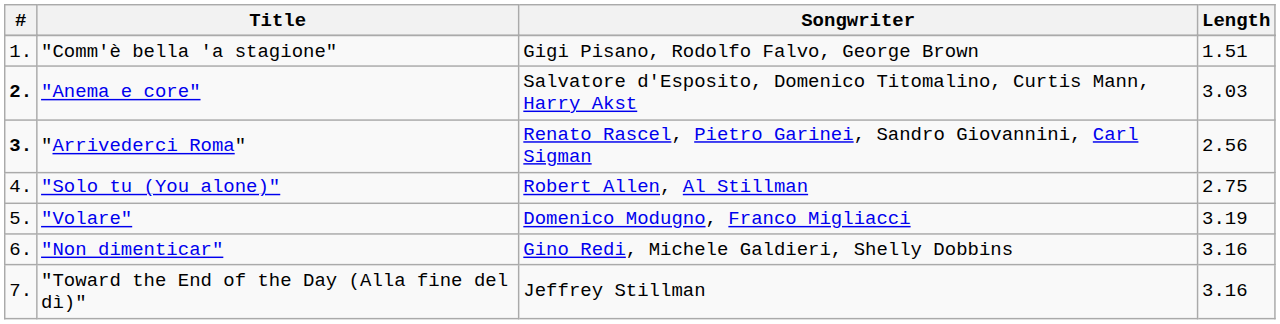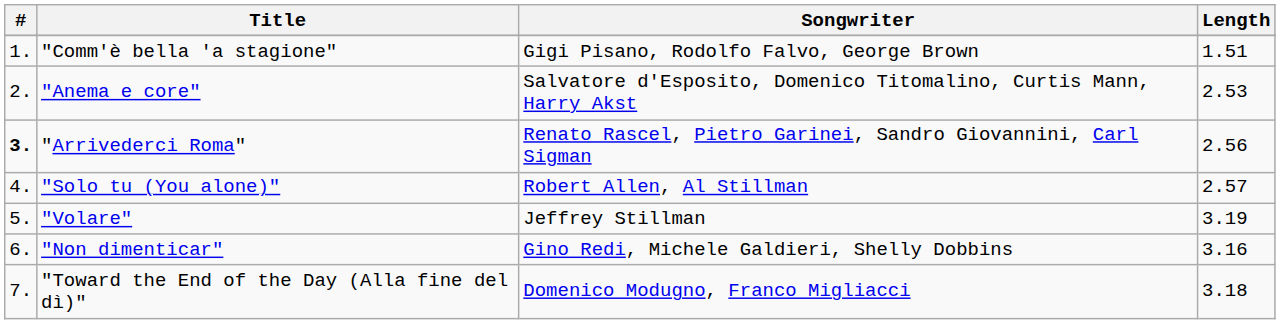(21, 93) bold -> (21, 93) normal
(1225, 93) 3.03 -> (1225, 93) 2.53
(1225, 188) 2.75 -> (1225, 188) 2.57
(717, 219) Domenico Modugno, Franco Migliacci -> (614, 219) Jeffrey Stillman
(614, 291) Jeffrey Stillman -> (717, 291) Domenico Modugno, Franco Migliacci
(1225, 291) 3.16 -> (1225, 291) 3.18
